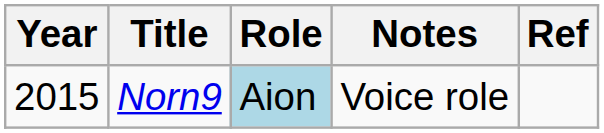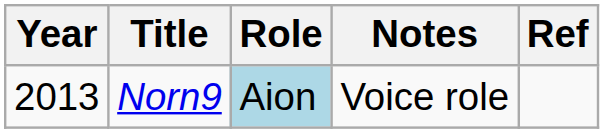(57, 95) 2015 -> (57, 95) 2013
